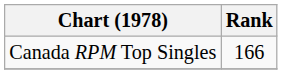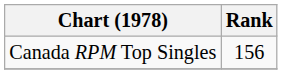(249, 52) 166 -> (249, 52) 156
